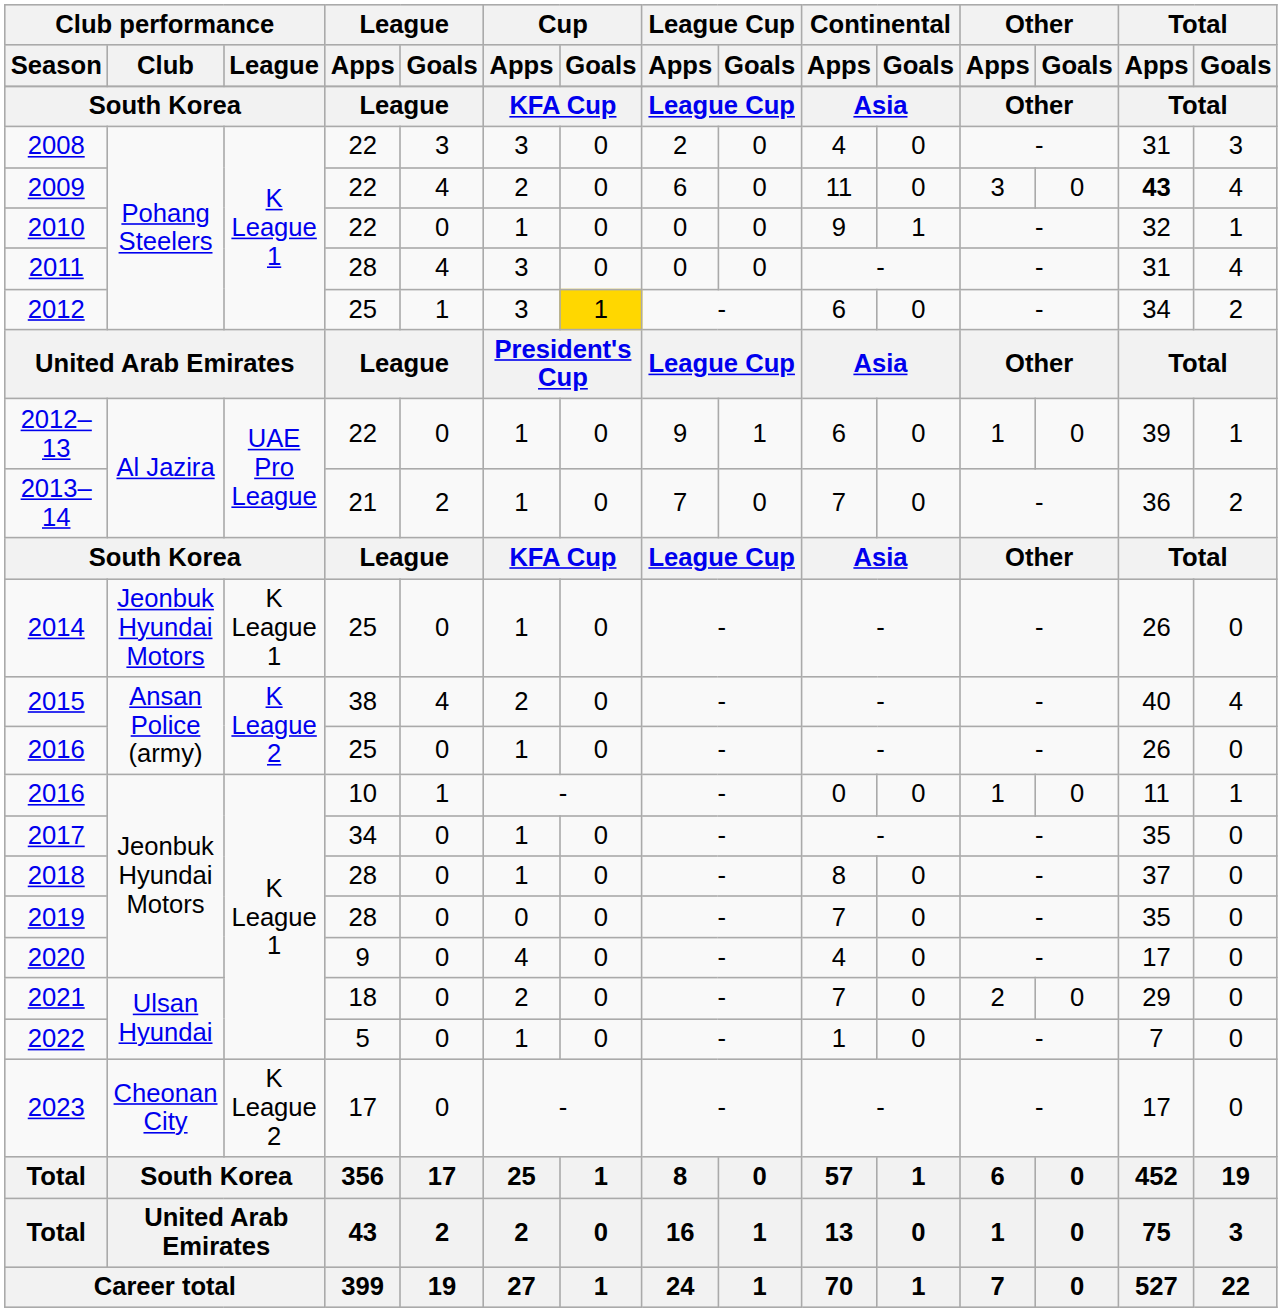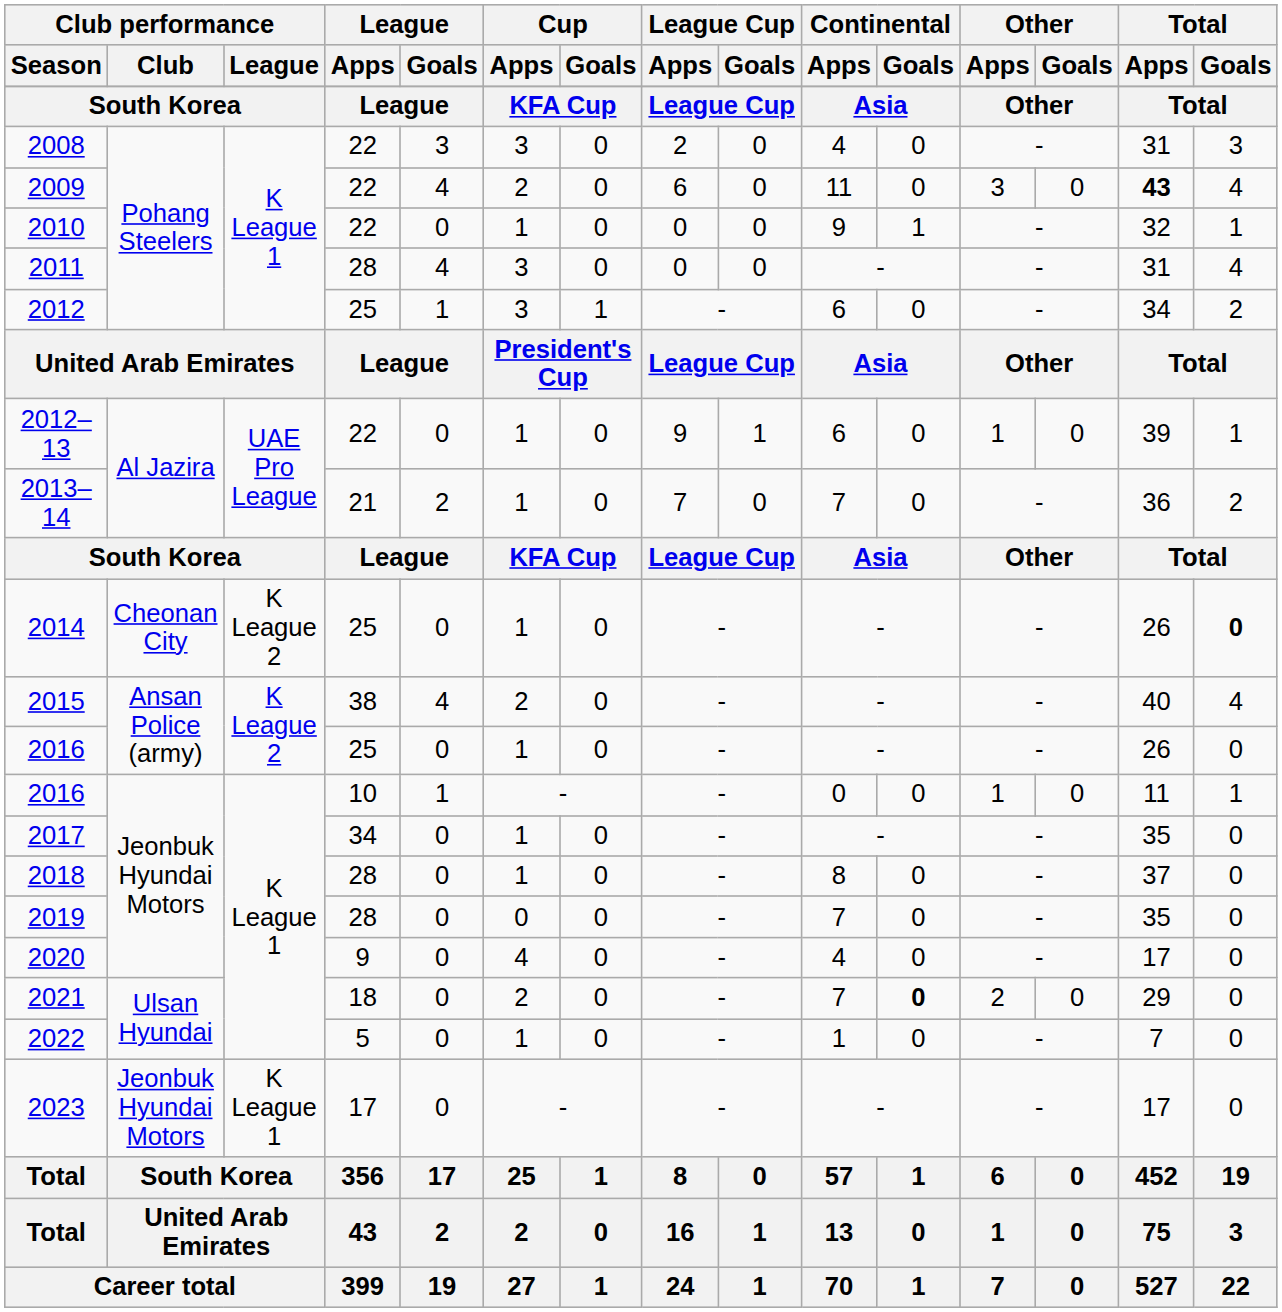(601, 308) gold background -> (601, 308) no background
(166, 627) Jeonbuk Hyundai Motors -> (166, 627) Cheonan City
(274, 627) K League 1 -> (274, 627) K League 2
(1236, 627) normal -> (1236, 627) bold
(918, 997) normal -> (918, 997) bold
(166, 1107) Cheonan City -> (166, 1107) Jeonbuk Hyundai Motors
(274, 1107) K League 2 -> (274, 1107) K League 1
